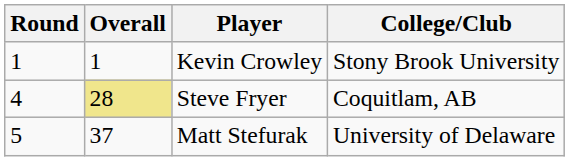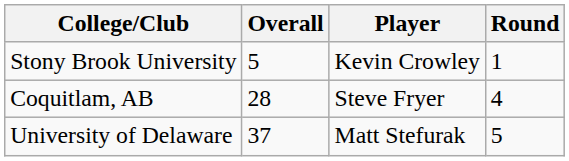columns swapped: (44, 23) <-> (446, 23)
(95, 60) 1 -> (253, 60) 5
(101, 98) khaki background -> (259, 98) no background
